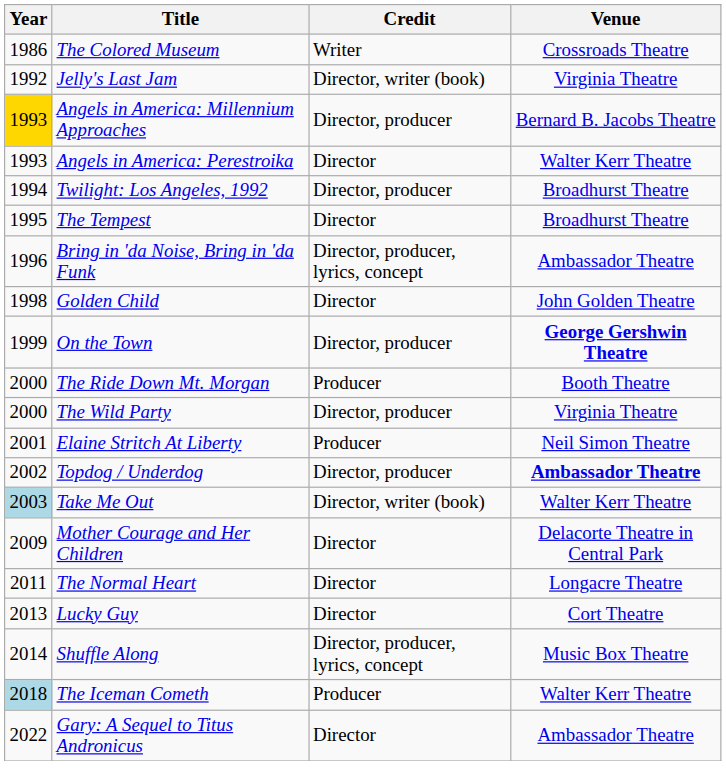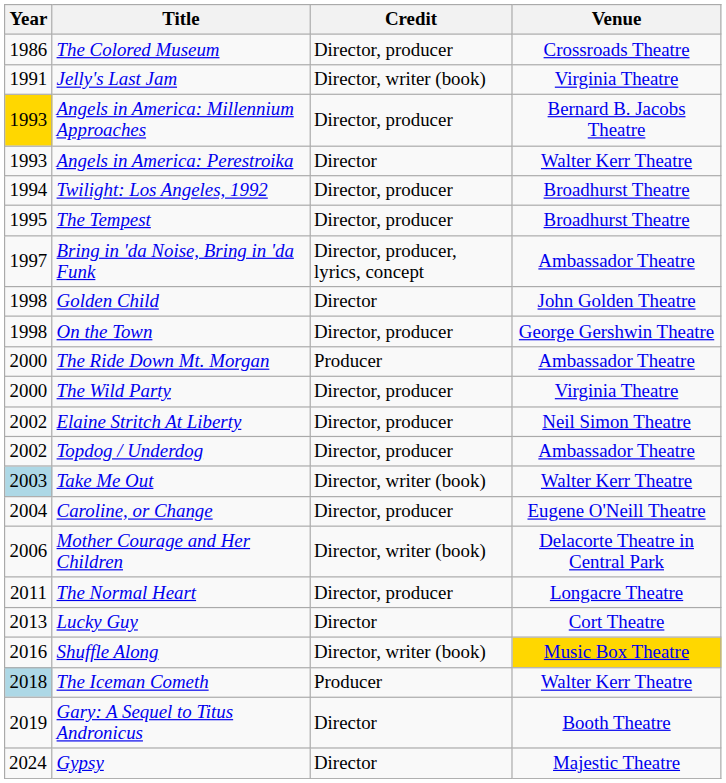(337, 49) Writer -> (383, 49) Director, producer
(28, 79) 1992 -> (28, 79) 1991
(344, 220) Director -> (383, 220) Director, producer
(28, 260) 1996 -> (28, 260) 1997
(28, 342) 1999 -> (28, 331) 1998
(616, 342) bold -> (617, 331) normal
(616, 382) Booth Theatre -> (617, 361) Ambassador Theatre
(28, 442) 2001 -> (28, 421) 2002
(347, 442) Producer -> (383, 421) Director, producer
(616, 472) bold -> (617, 451) normal
+ row: (135, 511)
(28, 542) 2009 -> (28, 551) 2006
(344, 542) Director -> (400, 551) Director, writer (book)
(344, 583) Director -> (383, 592) Director, producer
(28, 654) 2014 -> (28, 652) 2016
(384, 654) Director, producer, lyrics, concept -> (400, 652) Director, writer (book)
(616, 654) no background -> (617, 652) gold background
(28, 735) 2022 -> (28, 722) 2019
(616, 735) Ambassador Theatre -> (617, 722) Booth Theatre
+ row: (80, 763)
